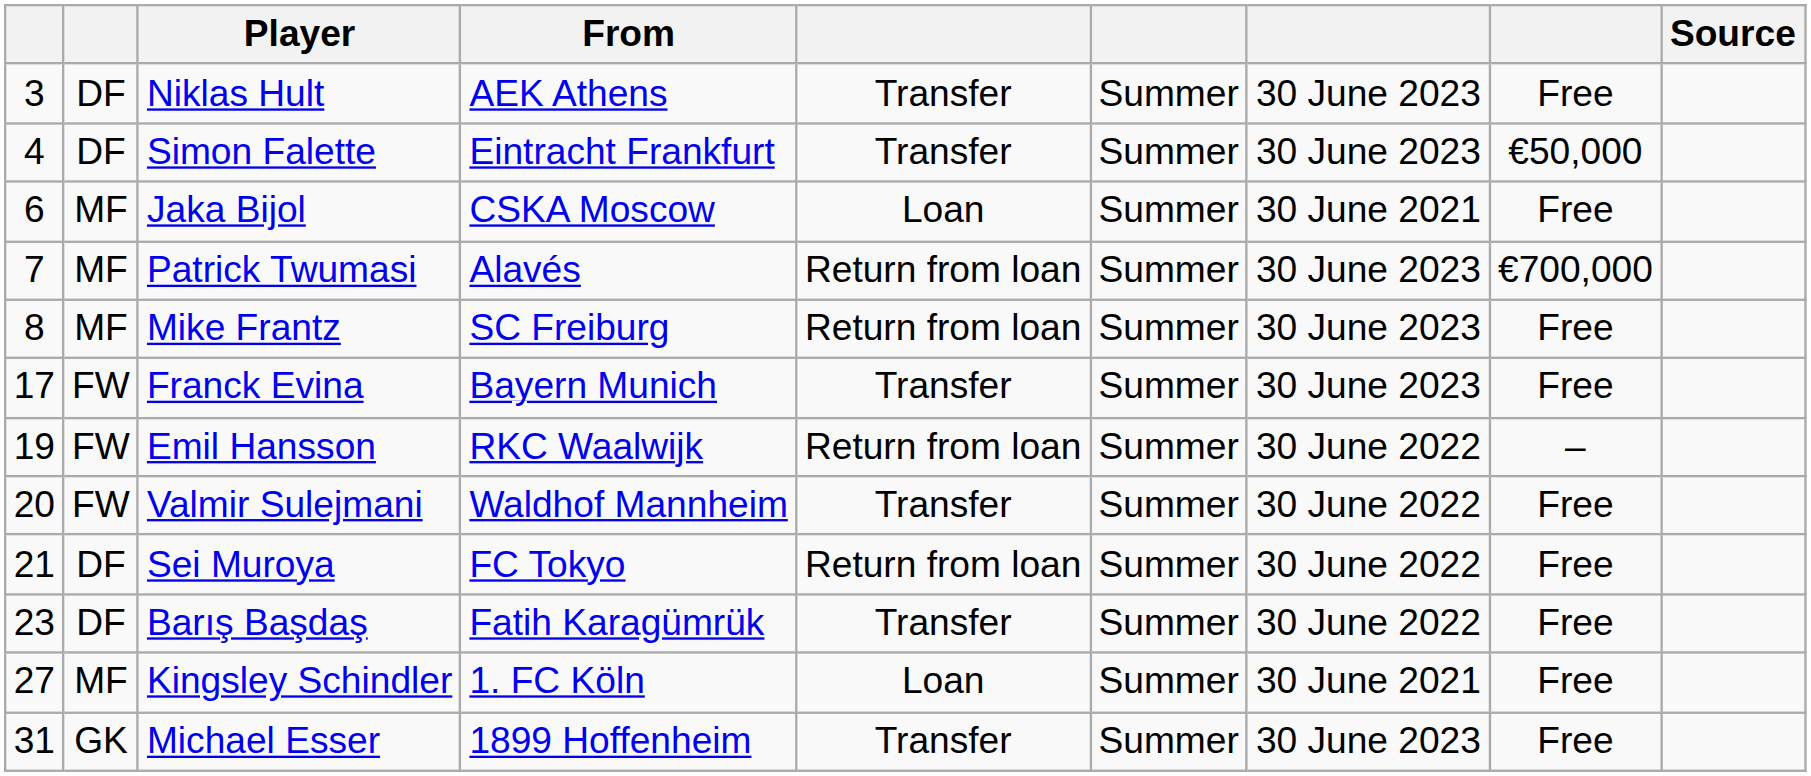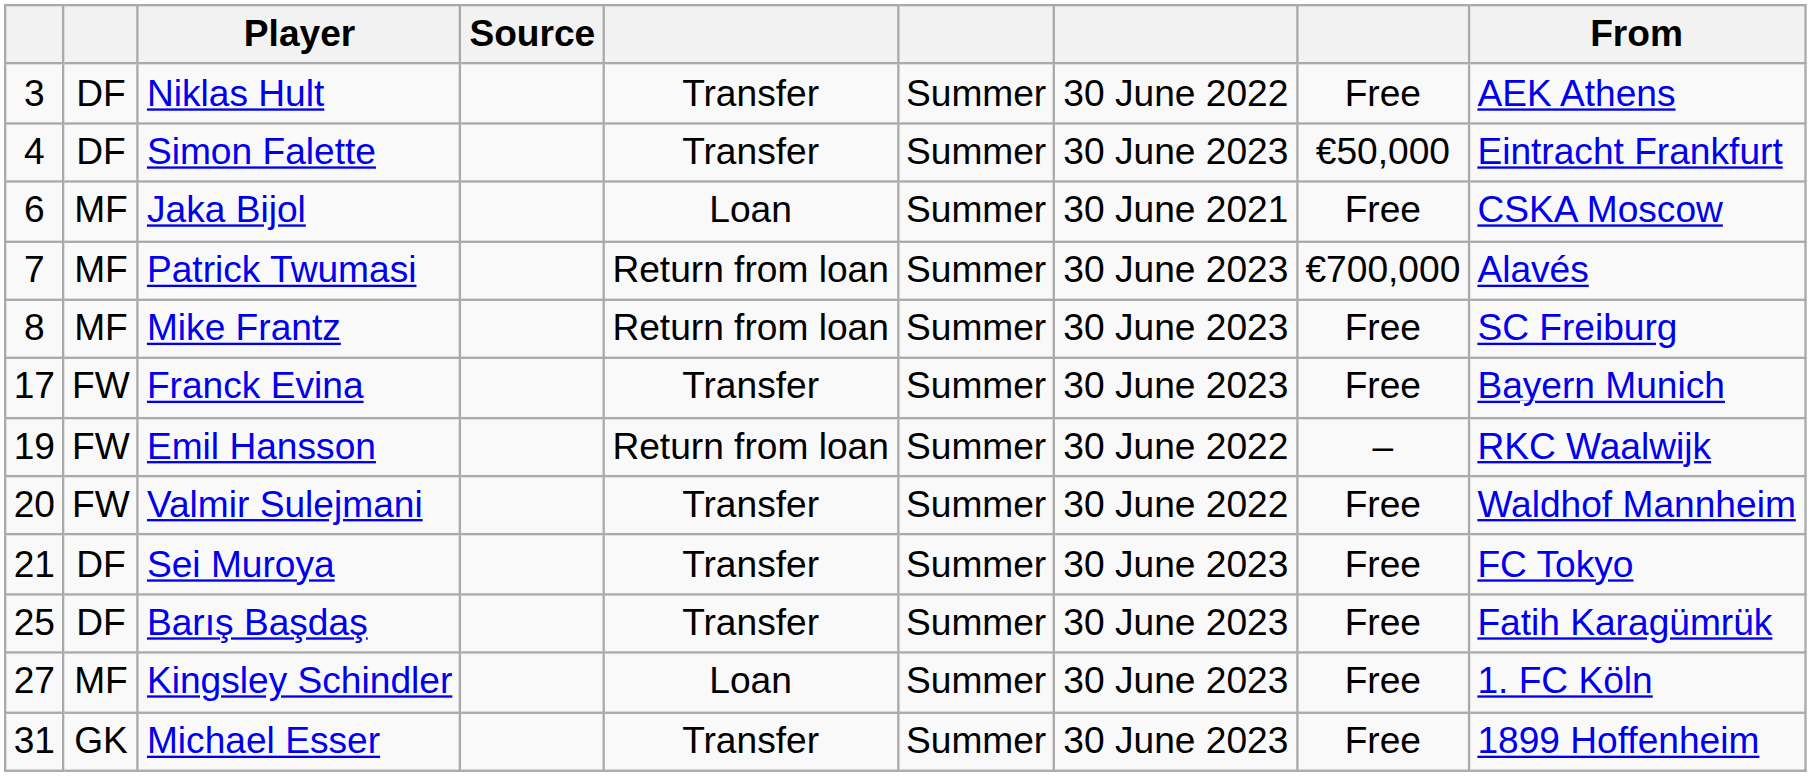columns swapped: (629, 33) <-> (1733, 33)
(1368, 92) 30 June 2023 -> (1176, 92) 30 June 2022
(943, 563) Return from loan -> (751, 563) Transfer
(1368, 563) 30 June 2022 -> (1176, 563) 30 June 2023
(34, 622) 23 -> (34, 622) 25
(1368, 622) 30 June 2022 -> (1176, 622) 30 June 2023
(1368, 681) 30 June 2021 -> (1176, 681) 30 June 2023
